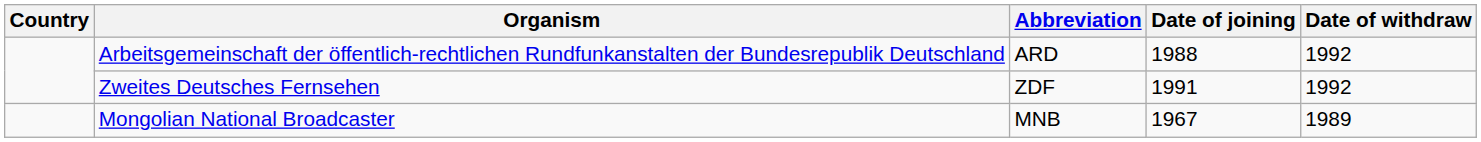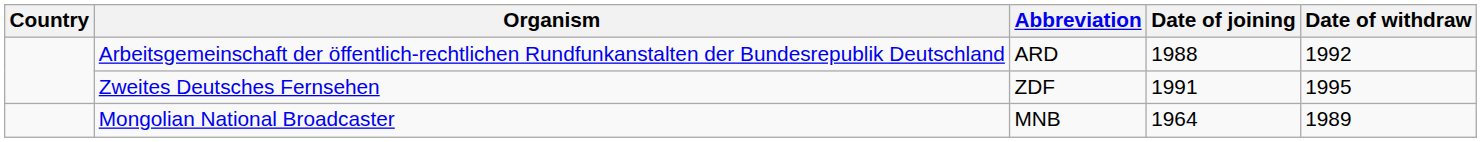(1328, 86) 1992 -> (1328, 86) 1995
(1174, 119) 1967 -> (1174, 119) 1964
